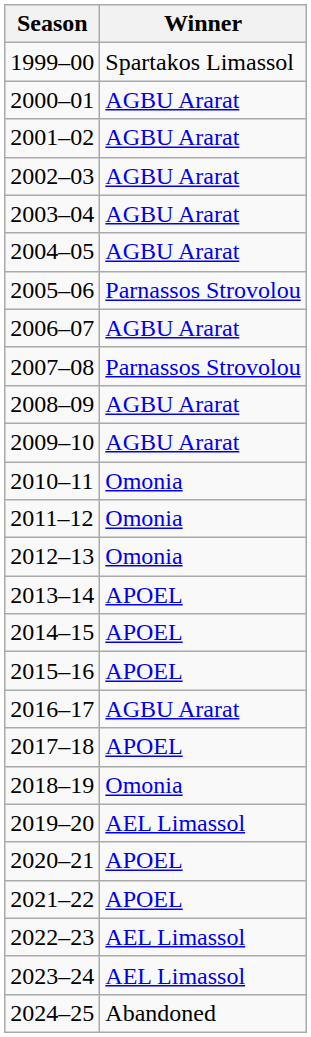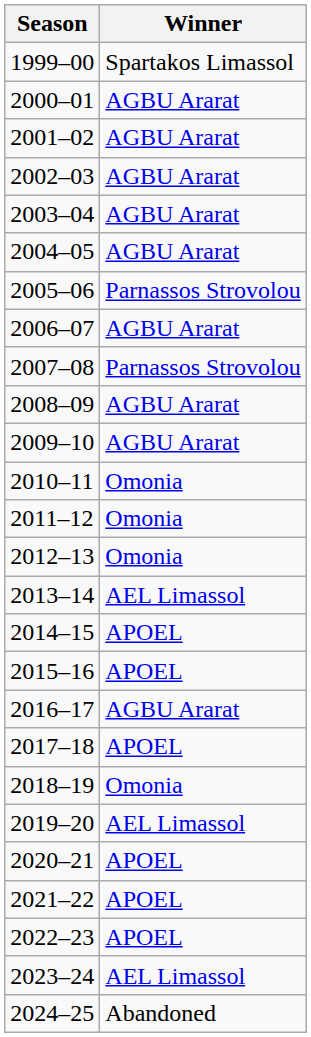(144, 594) APOEL -> (175, 594) AEL Limassol
(175, 937) AEL Limassol -> (144, 937) APOEL
